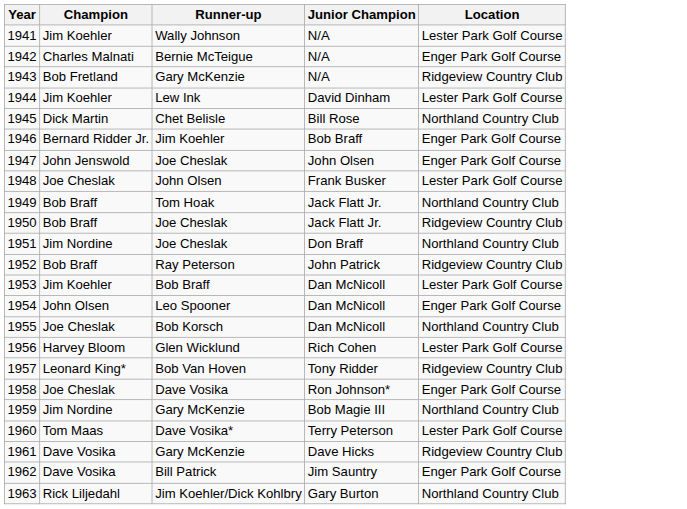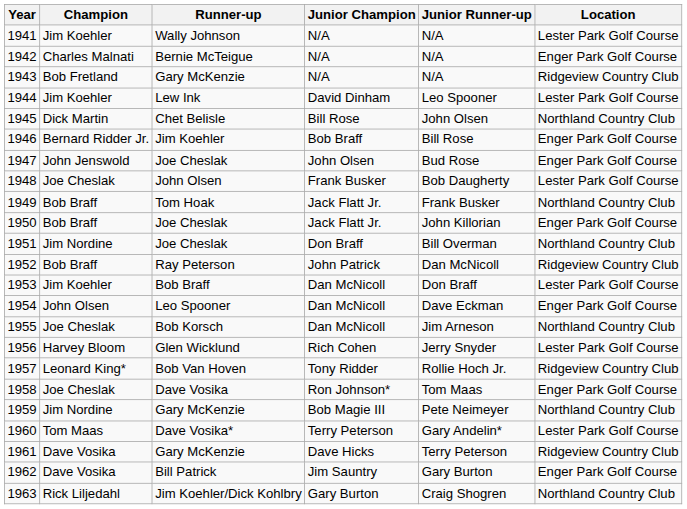+ column: (477, 14)
(492, 222) Ridgeview Country Club -> (607, 222) Enger Park Golf Course
